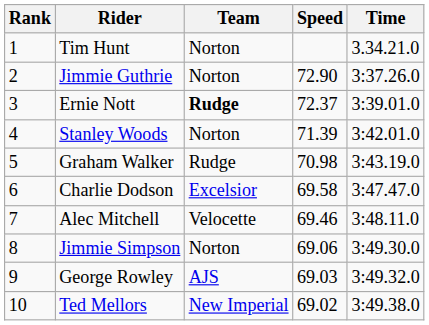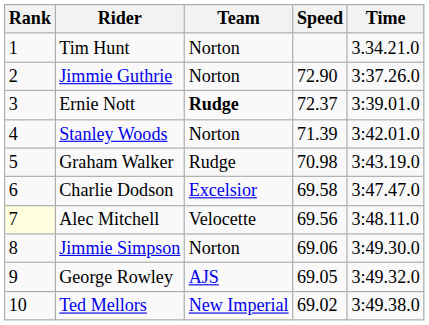(13, 219) no background -> (13, 219) lightyellow background
(317, 219) 69.46 -> (317, 219) 69.56
(317, 276) 69.03 -> (317, 276) 69.05
